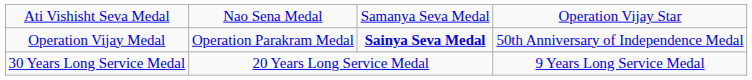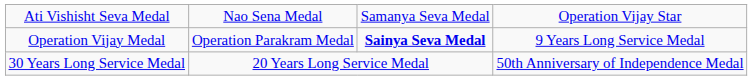(620, 39) 50th Anniversary of Independence Medal -> (620, 39) 9 Years Long Service Medal
(620, 63) 9 Years Long Service Medal -> (620, 63) 50th Anniversary of Independence Medal
